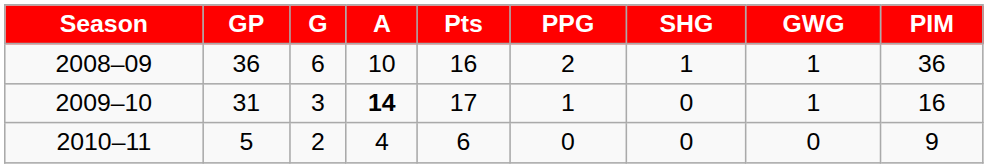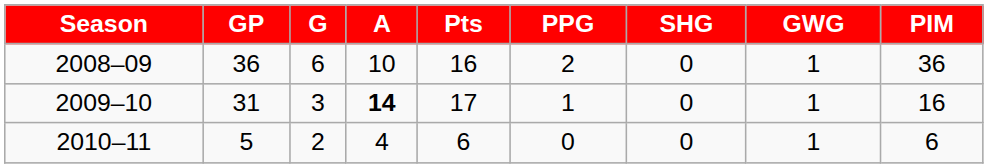(686, 63) 1 -> (686, 63) 0
(813, 142) 0 -> (813, 142) 1
(932, 142) 9 -> (932, 142) 6
